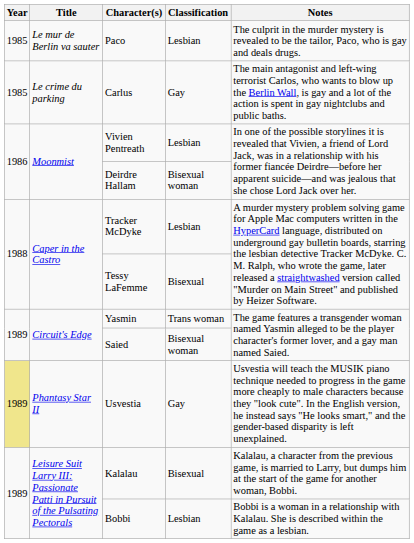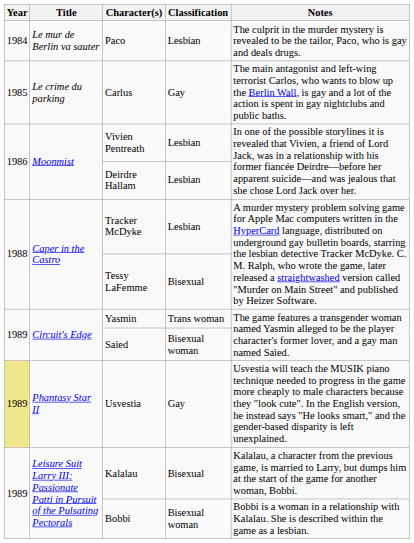(17, 40) 1985 -> (17, 40) 1984
(186, 180) Bisexual woman -> (184, 180) Lesbian
(184, 519) Lesbian -> (186, 519) Bisexual woman
